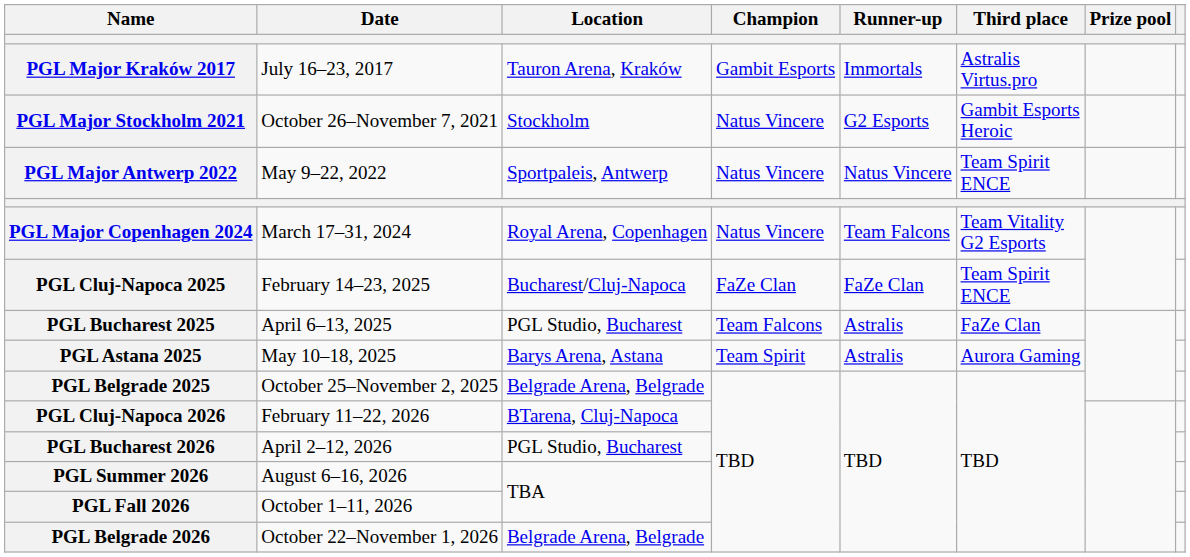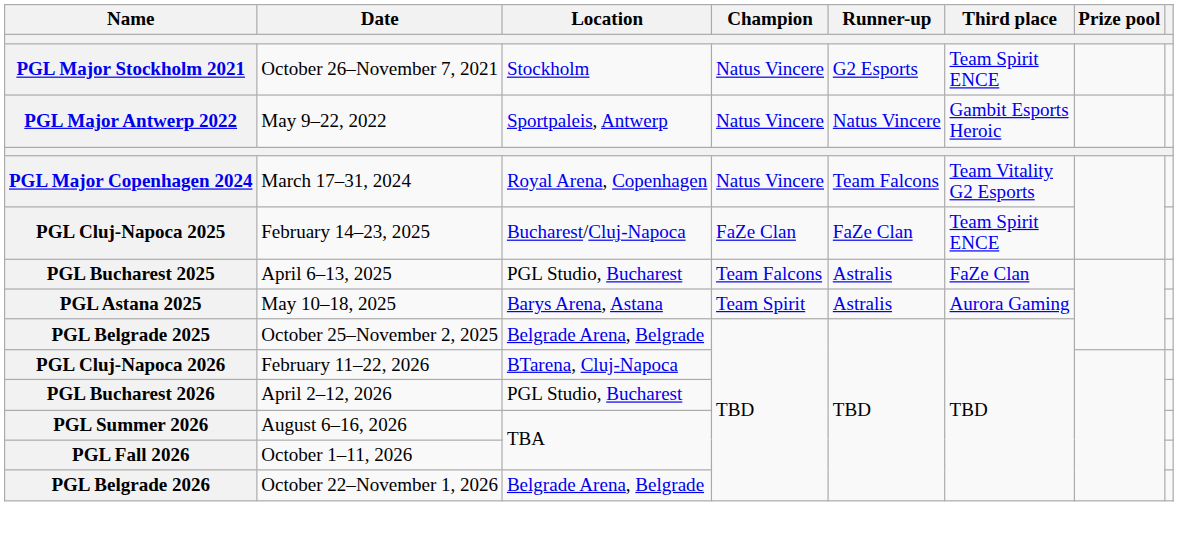- row: (131, 69)
(1020, 120) Gambit Esports Heroic -> (994, 69) Team Spirit ENCE
(1005, 172) Team Spirit ENCE -> (1009, 120) Gambit Esports Heroic
